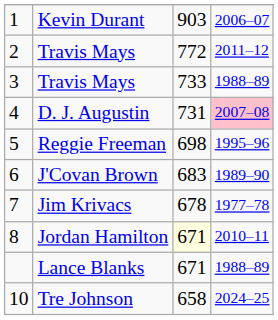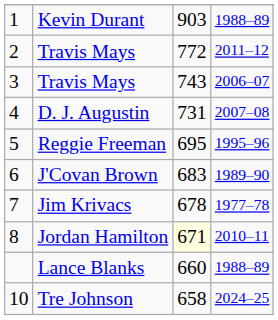(242, 19) 2006–07 -> (242, 19) 1988–89
(192, 81) 733 -> (192, 81) 743
(242, 81) 1988–89 -> (242, 81) 2006–07
(242, 112) pink background -> (242, 112) no background
(192, 143) 698 -> (192, 143) 695
(192, 267) 671 -> (192, 267) 660
